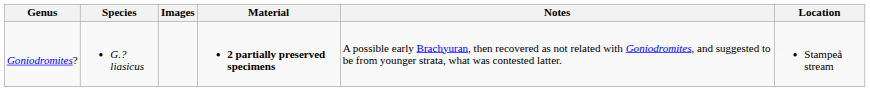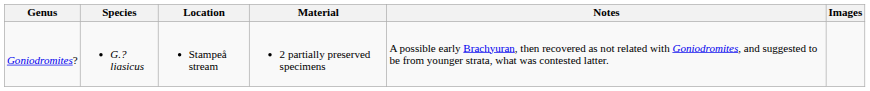columns swapped: (819, 13) <-> (178, 13)
(269, 60) bold -> (318, 60) normal
